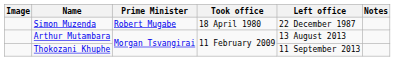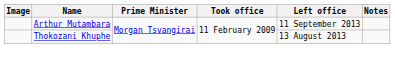- row: (65, 24)
(313, 37) 13 August 2013 -> (320, 24) 11 September 2013
(320, 50) 11 September 2013 -> (313, 37) 13 August 2013
